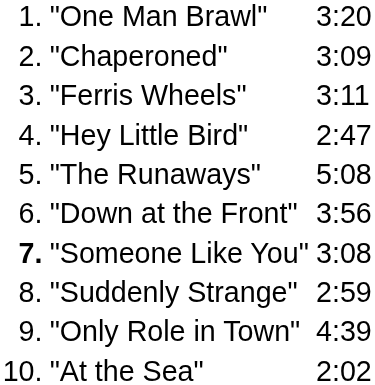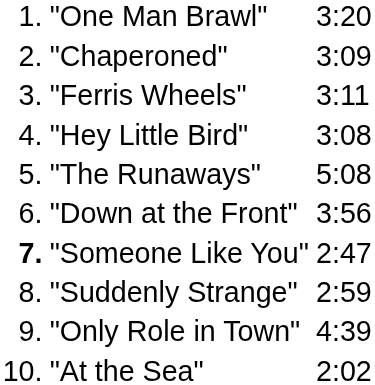(344, 135) 2:47 -> (344, 135) 3:08
(344, 253) 3:08 -> (344, 253) 2:47
